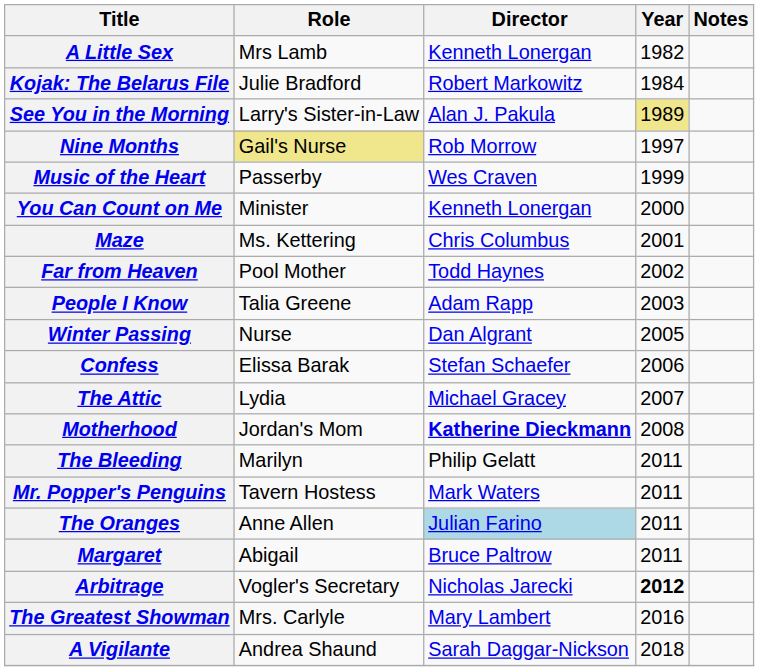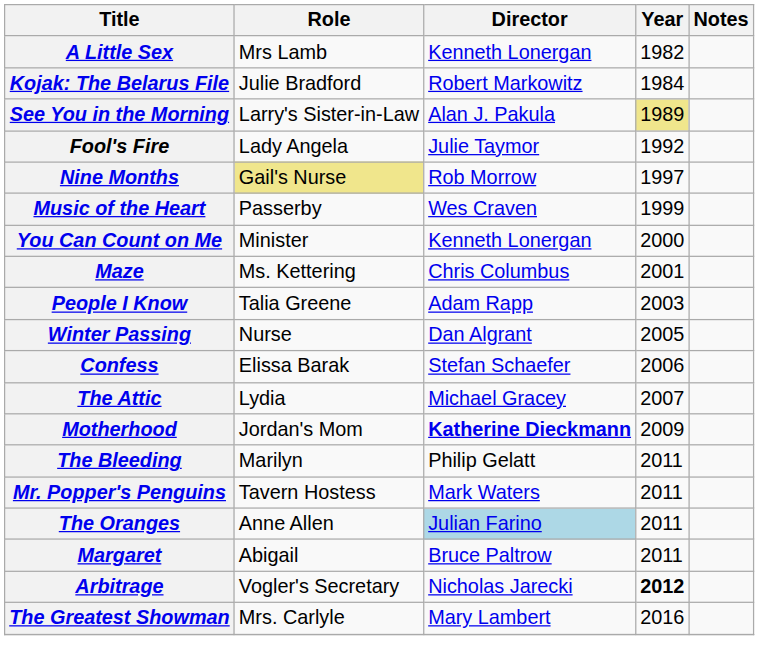+ row: (119, 146)
- row: (119, 271)
(662, 429) 2008 -> (662, 429) 2009
- row: (119, 649)
